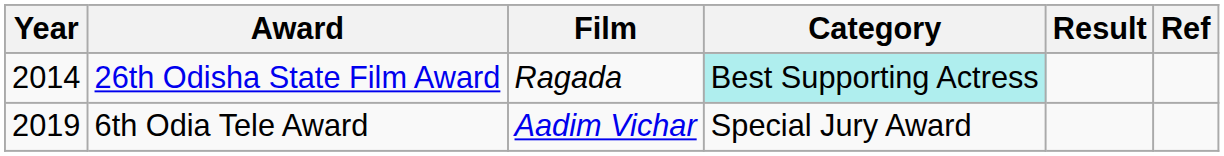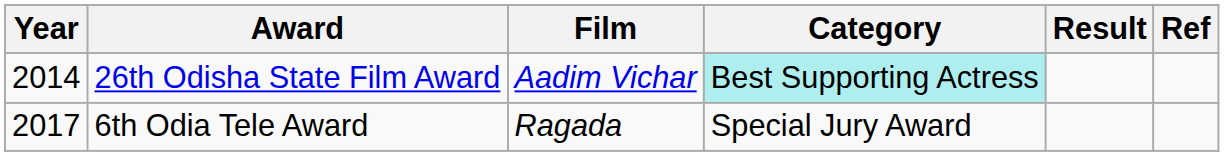(568, 77) Ragada -> (606, 77) Aadim Vichar
(46, 126) 2019 -> (46, 126) 2017
(606, 126) Aadim Vichar -> (568, 126) Ragada
